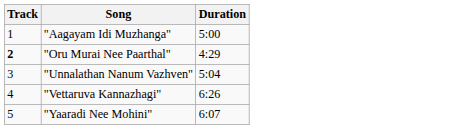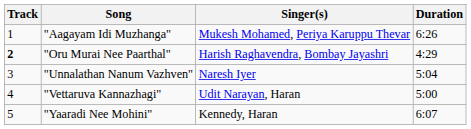+ column: (304, 14)
(210, 34) 5:00 -> (427, 34) 6:26
(210, 94) 6:26 -> (427, 94) 5:00
